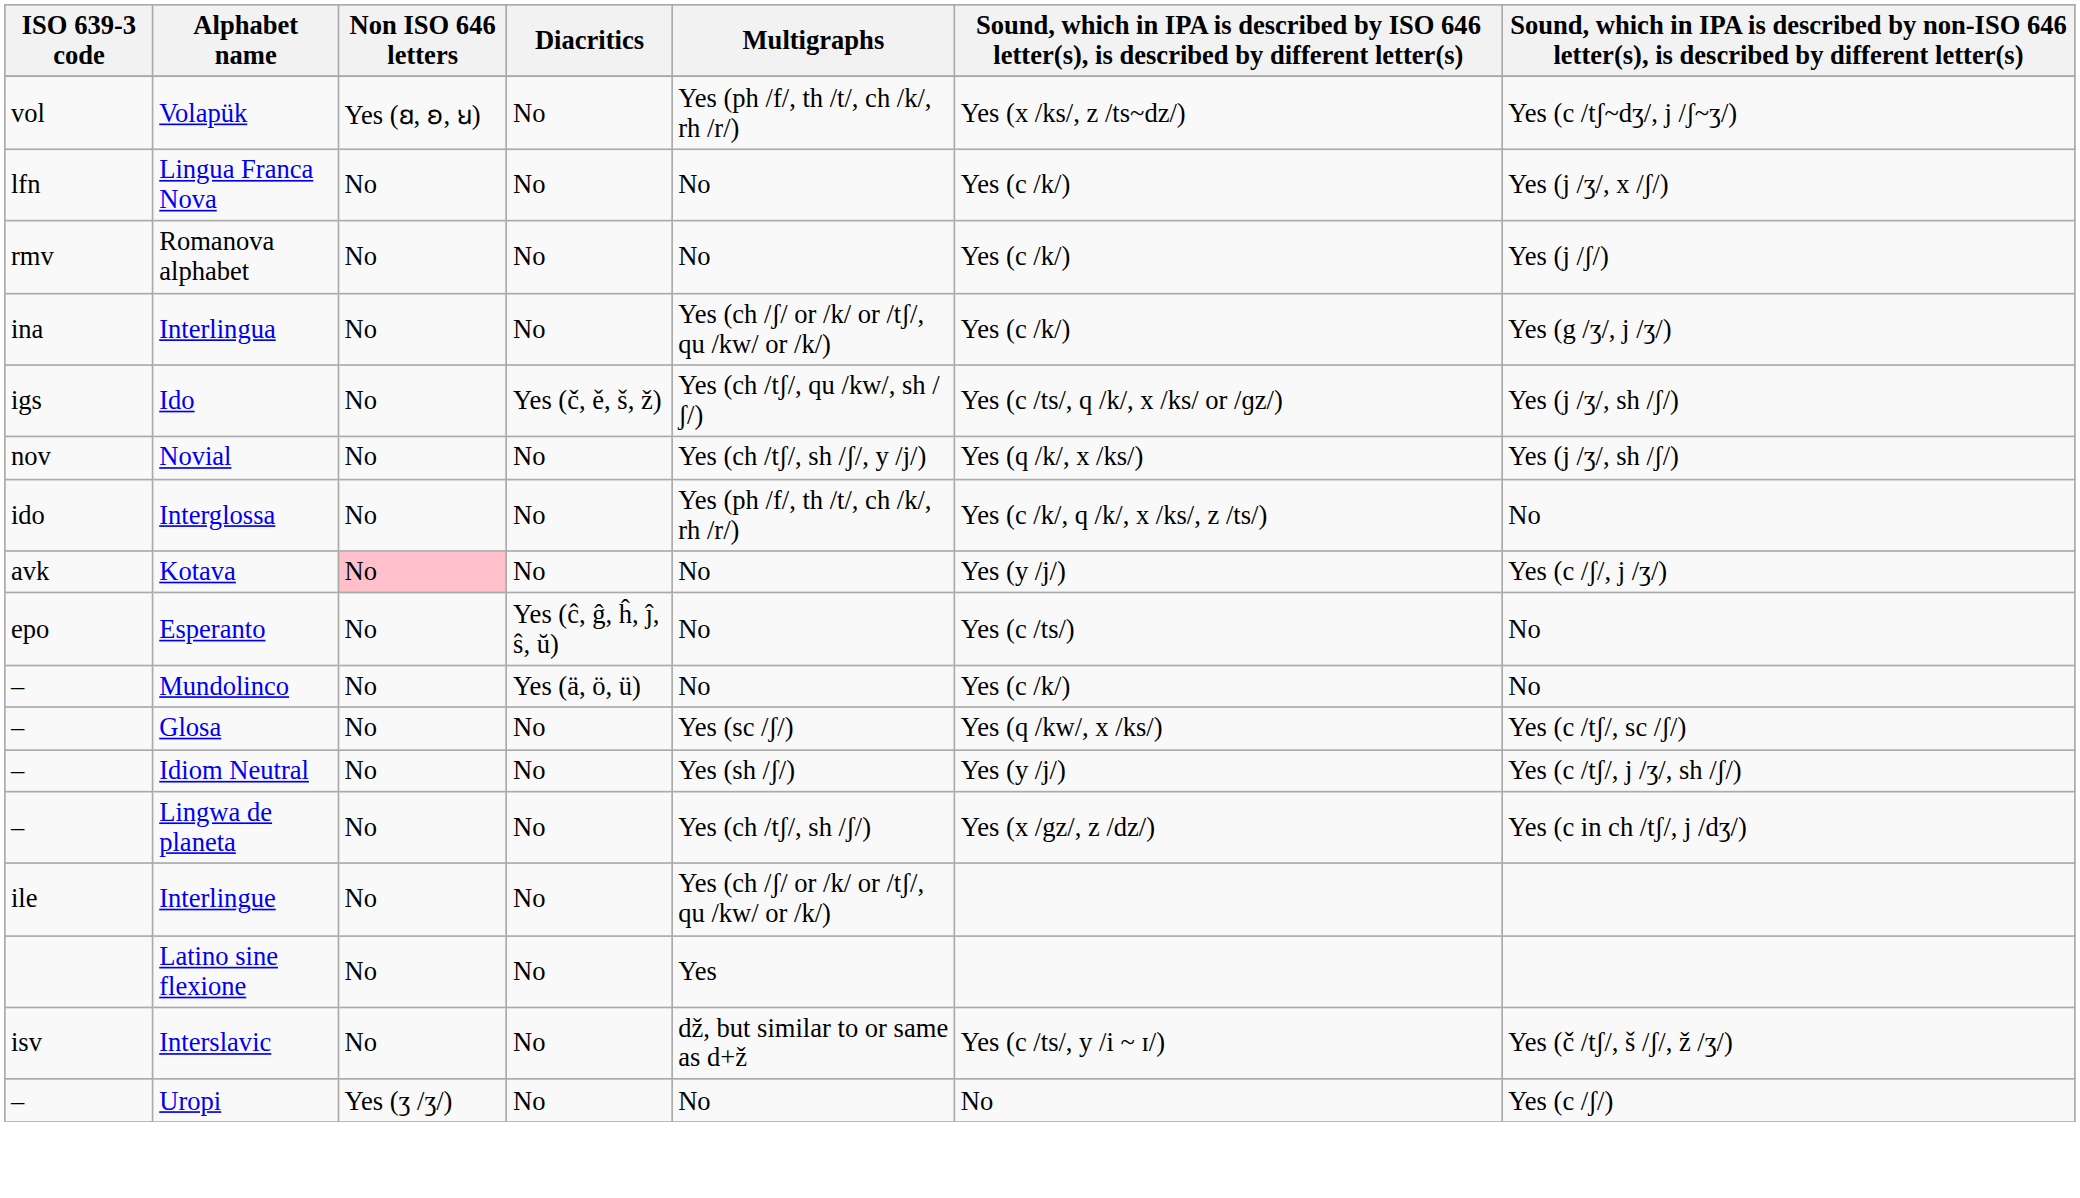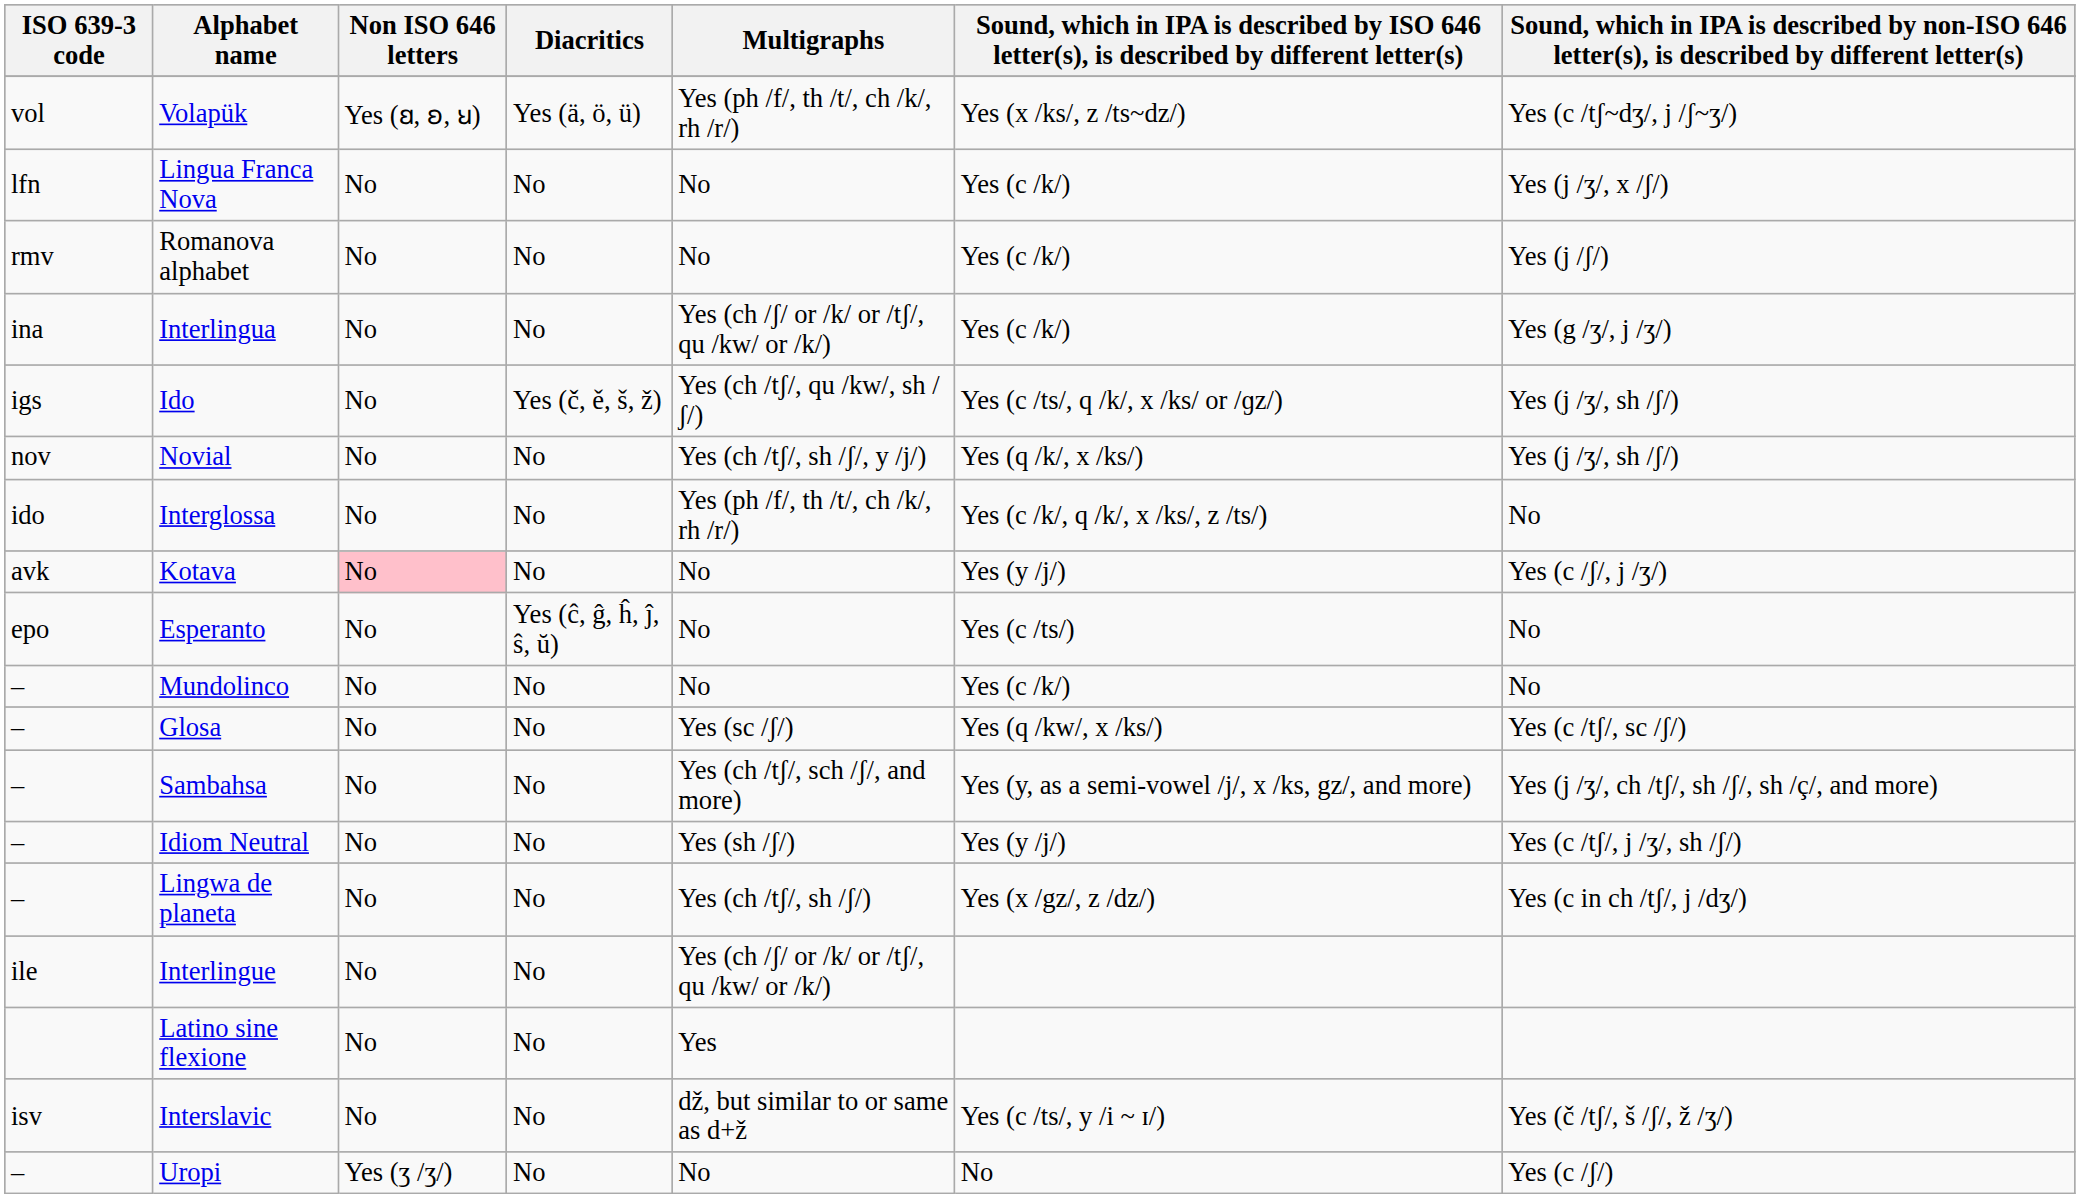(529, 112) No -> (577, 112) Yes (ä, ö, ü)
(577, 685) Yes (ä, ö, ü) -> (529, 685) No
+ row: (213, 785)
